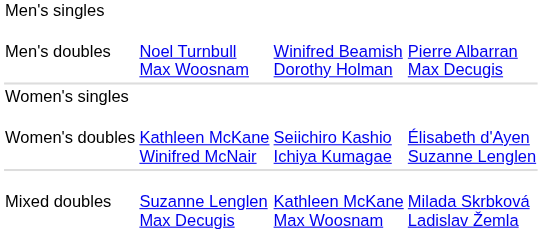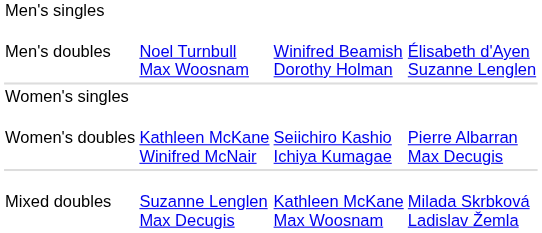(463, 60) Pierre Albarran Max Decugis -> (472, 60) Élisabeth d'Ayen Suzanne Lenglen
(472, 147) Élisabeth d'Ayen Suzanne Lenglen -> (463, 147) Pierre Albarran Max Decugis
